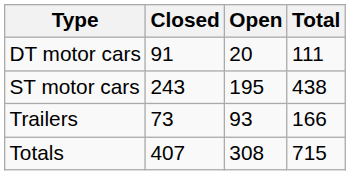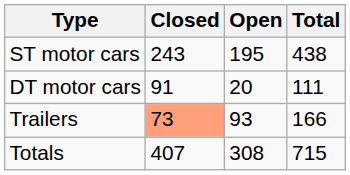rows swapped: (75, 53) <-> (75, 86)
(162, 119) no background -> (162, 119) lightsalmon background
